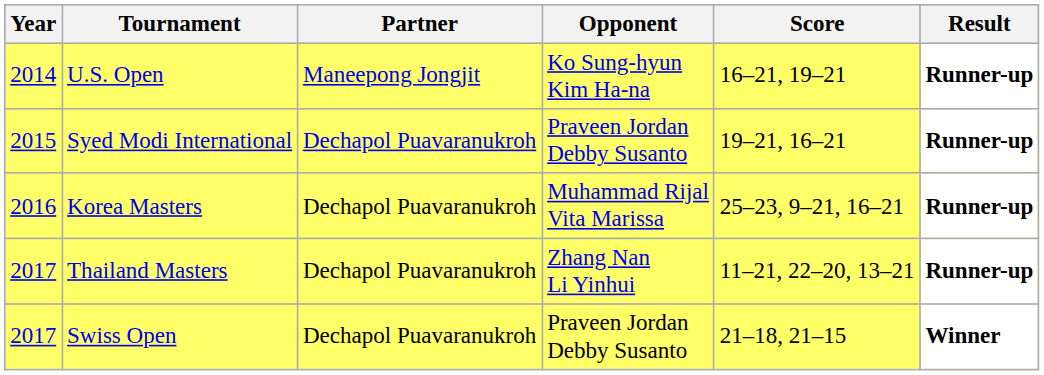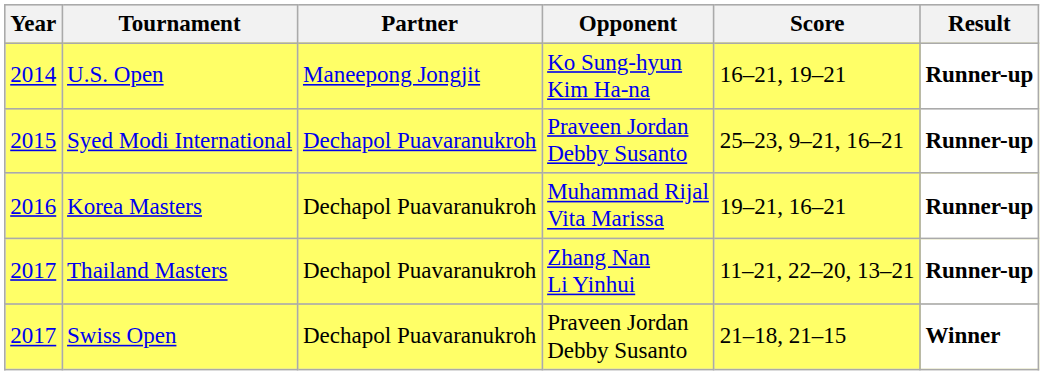(783, 140) 19–21, 16–21 -> (812, 140) 25–23, 9–21, 16–21
(812, 205) 25–23, 9–21, 16–21 -> (783, 205) 19–21, 16–21
